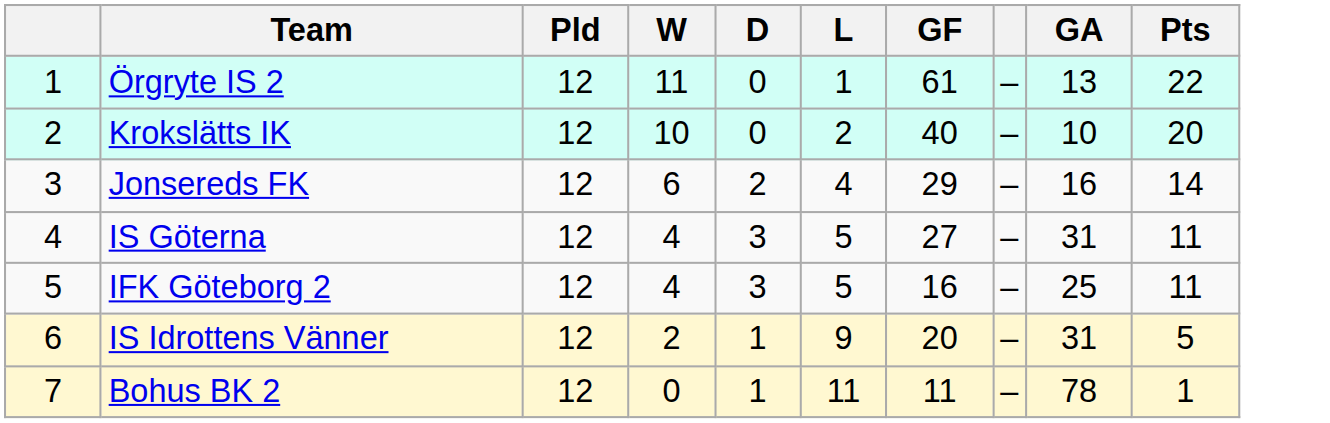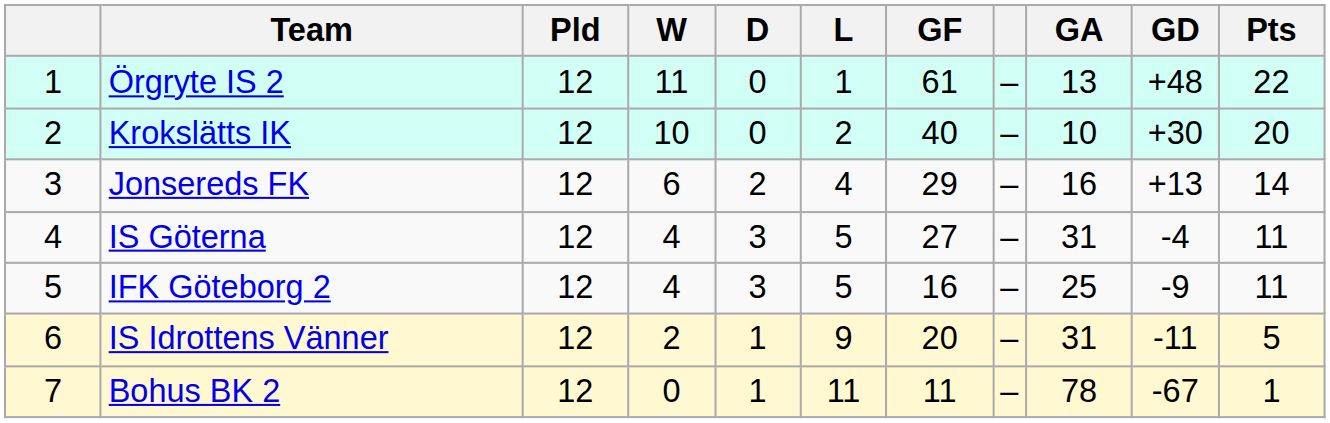+ column: (1175, 30)
